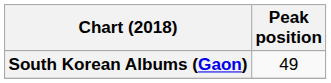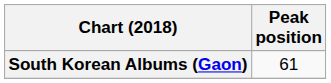(289, 64) 49 -> (289, 64) 61
